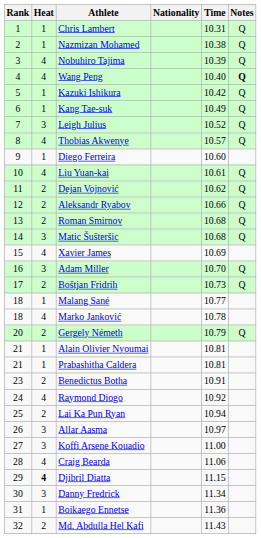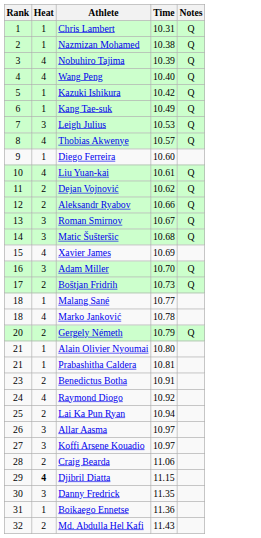- column: (176, 12)
(242, 76) bold -> (191, 76) normal
(215, 124) 10.52 -> (164, 124) 10.53
(44, 221) 2 -> (44, 221) 3
(215, 221) 10.68 -> (164, 221) 10.67
(215, 349) 10.81 -> (164, 349) 10.80
(215, 445) 11.00 -> (164, 445) 10.97
(44, 461) 4 -> (44, 461) 2
(215, 493) 11.34 -> (164, 493) 11.35
